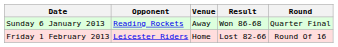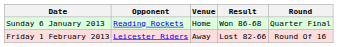(201, 23) Away -> (201, 23) Home
(201, 36) Home -> (201, 36) Away
